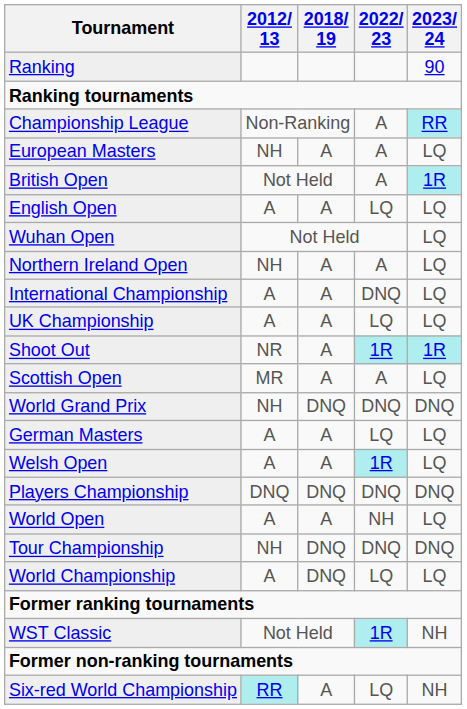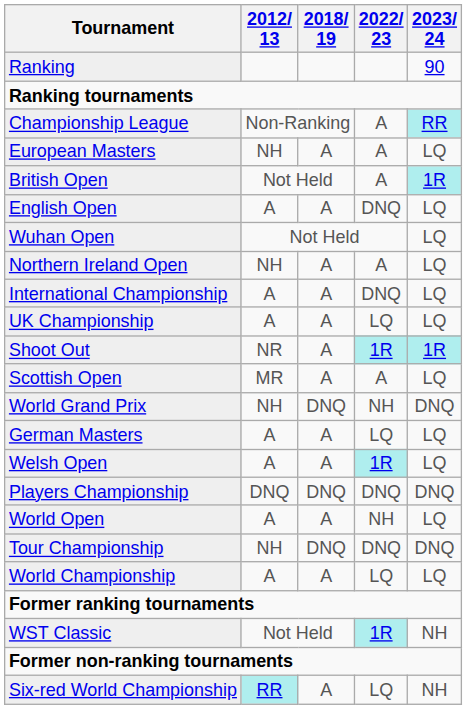(381, 208) LQ -> (381, 208) DNQ
(381, 406) DNQ -> (381, 406) NH
(326, 576) DNQ -> (326, 576) A
